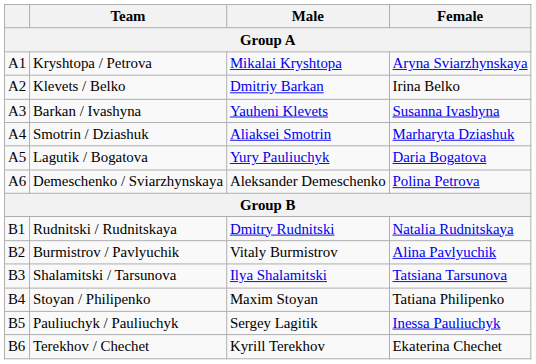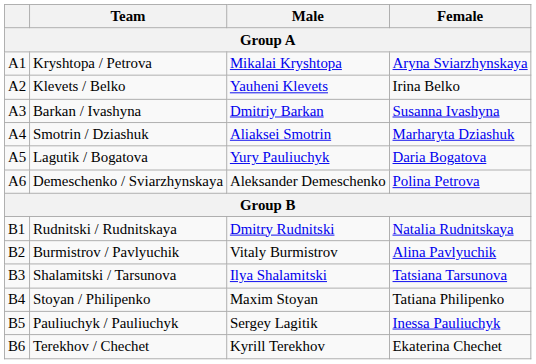(277, 87) Dmitriy Barkan -> (279, 87) Yauheni Klevets
(279, 110) Yauheni Klevets -> (277, 110) Dmitriy Barkan
